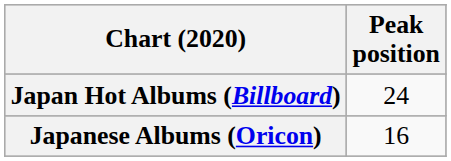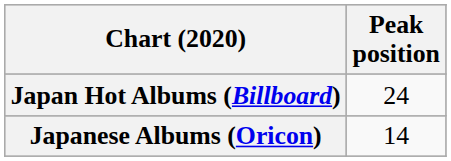(396, 135) 16 -> (396, 135) 14
